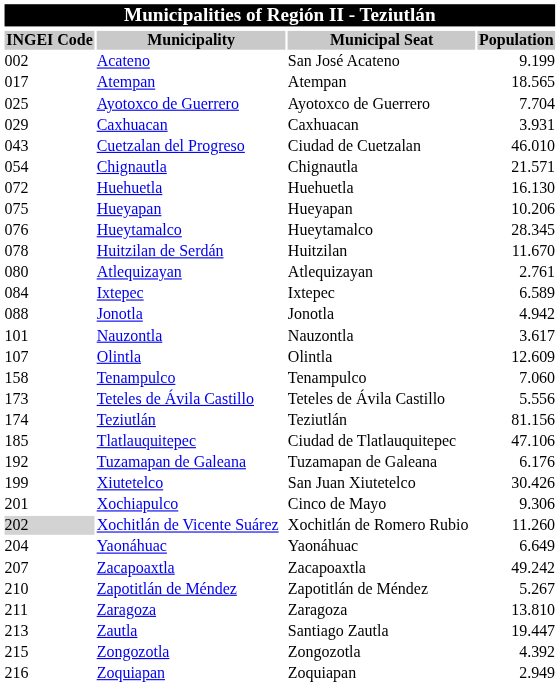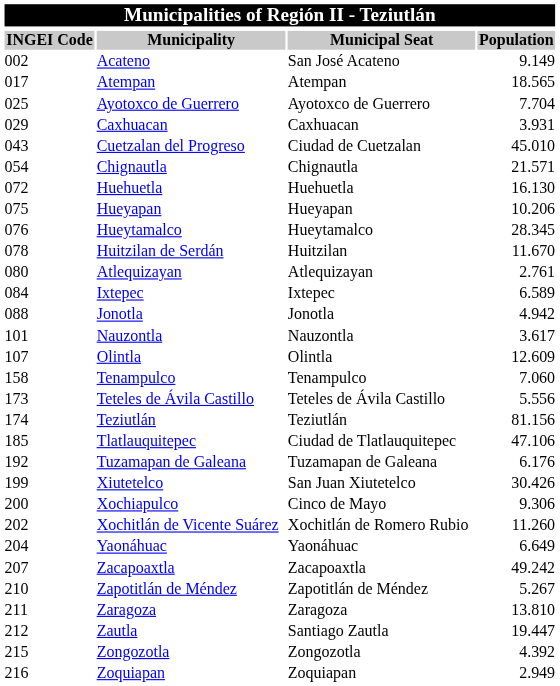(537, 61) 9.199 -> (537, 61) 9.149
(533, 145) 46.010 -> (533, 145) 45.010
(17, 504) 201 -> (17, 504) 200
(17, 525) lightgrey background -> (17, 525) no background
(17, 630) 213 -> (17, 630) 212
